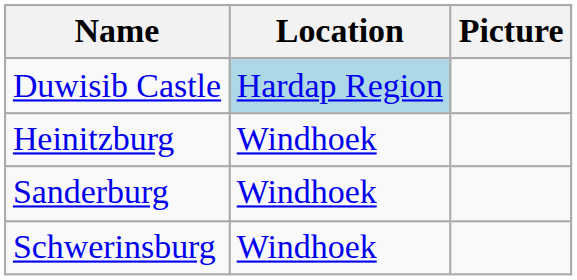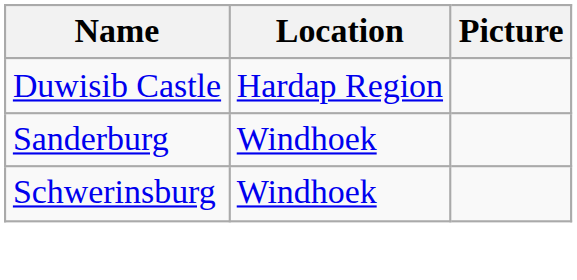(340, 85) lightblue background -> (340, 85) no background
- row: (94, 138)
